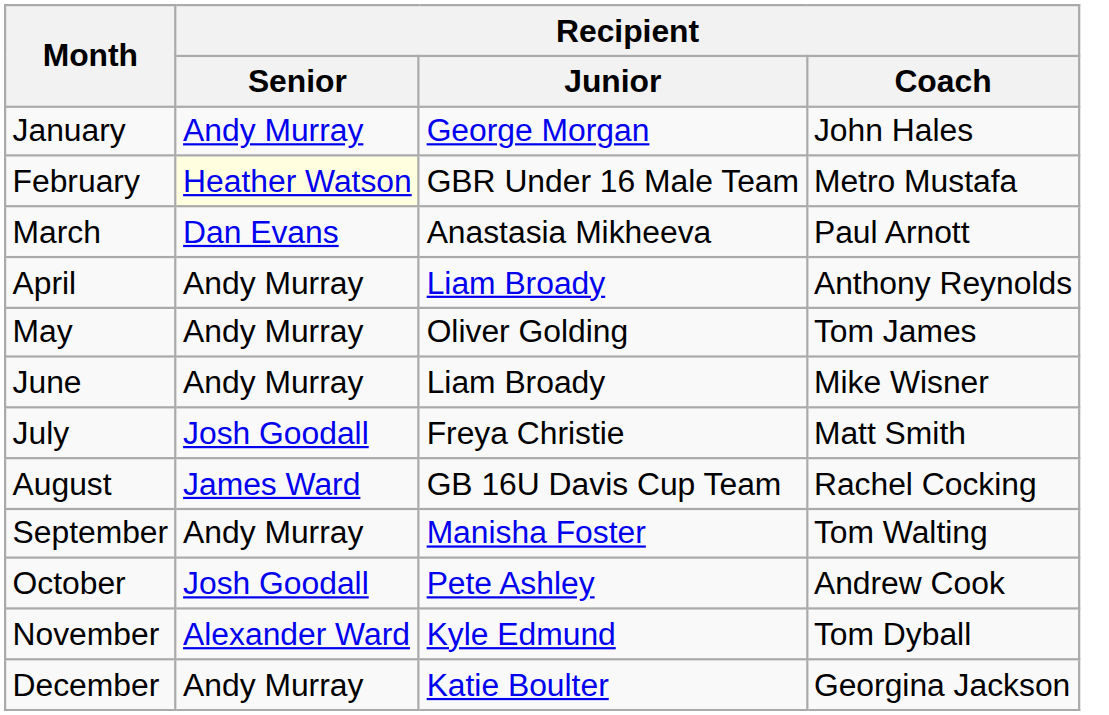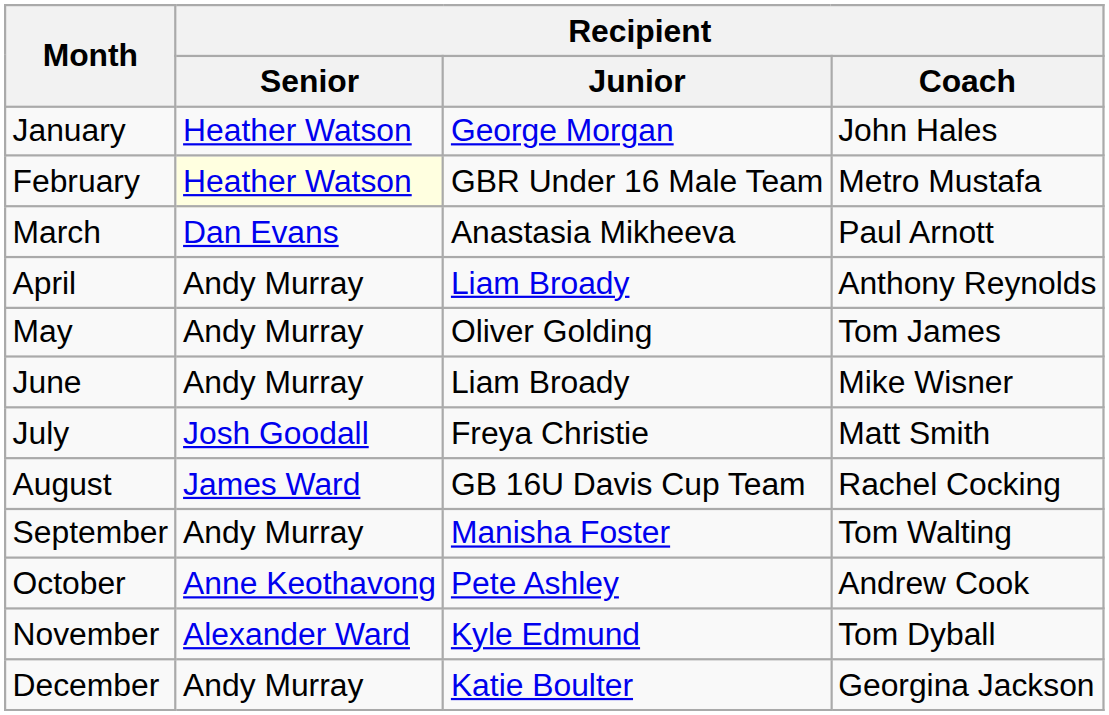(273, 131) Andy Murray -> (297, 131) Heather Watson
(276, 584) Josh Goodall -> (310, 584) Anne Keothavong
